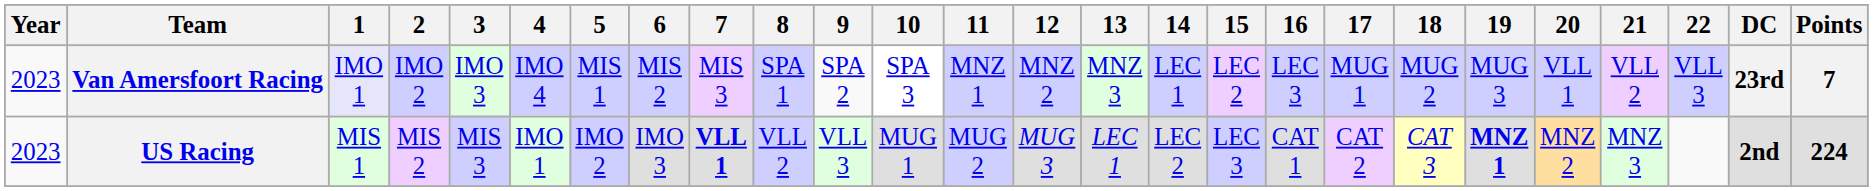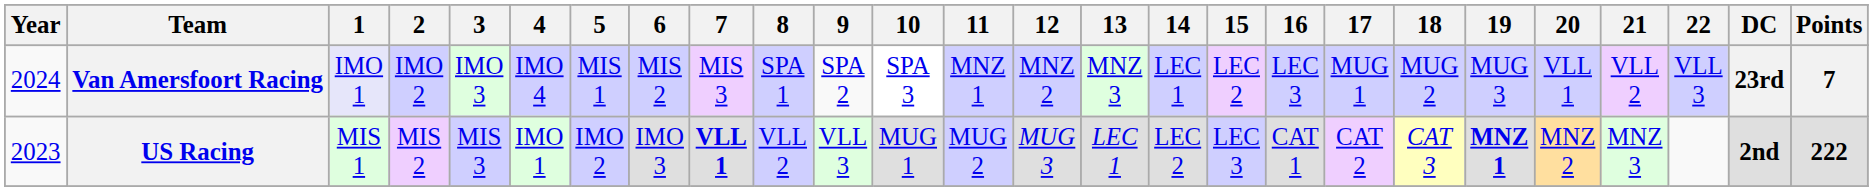(36, 80) 2023 -> (36, 80) 2024
(1829, 150) 224 -> (1829, 150) 222
